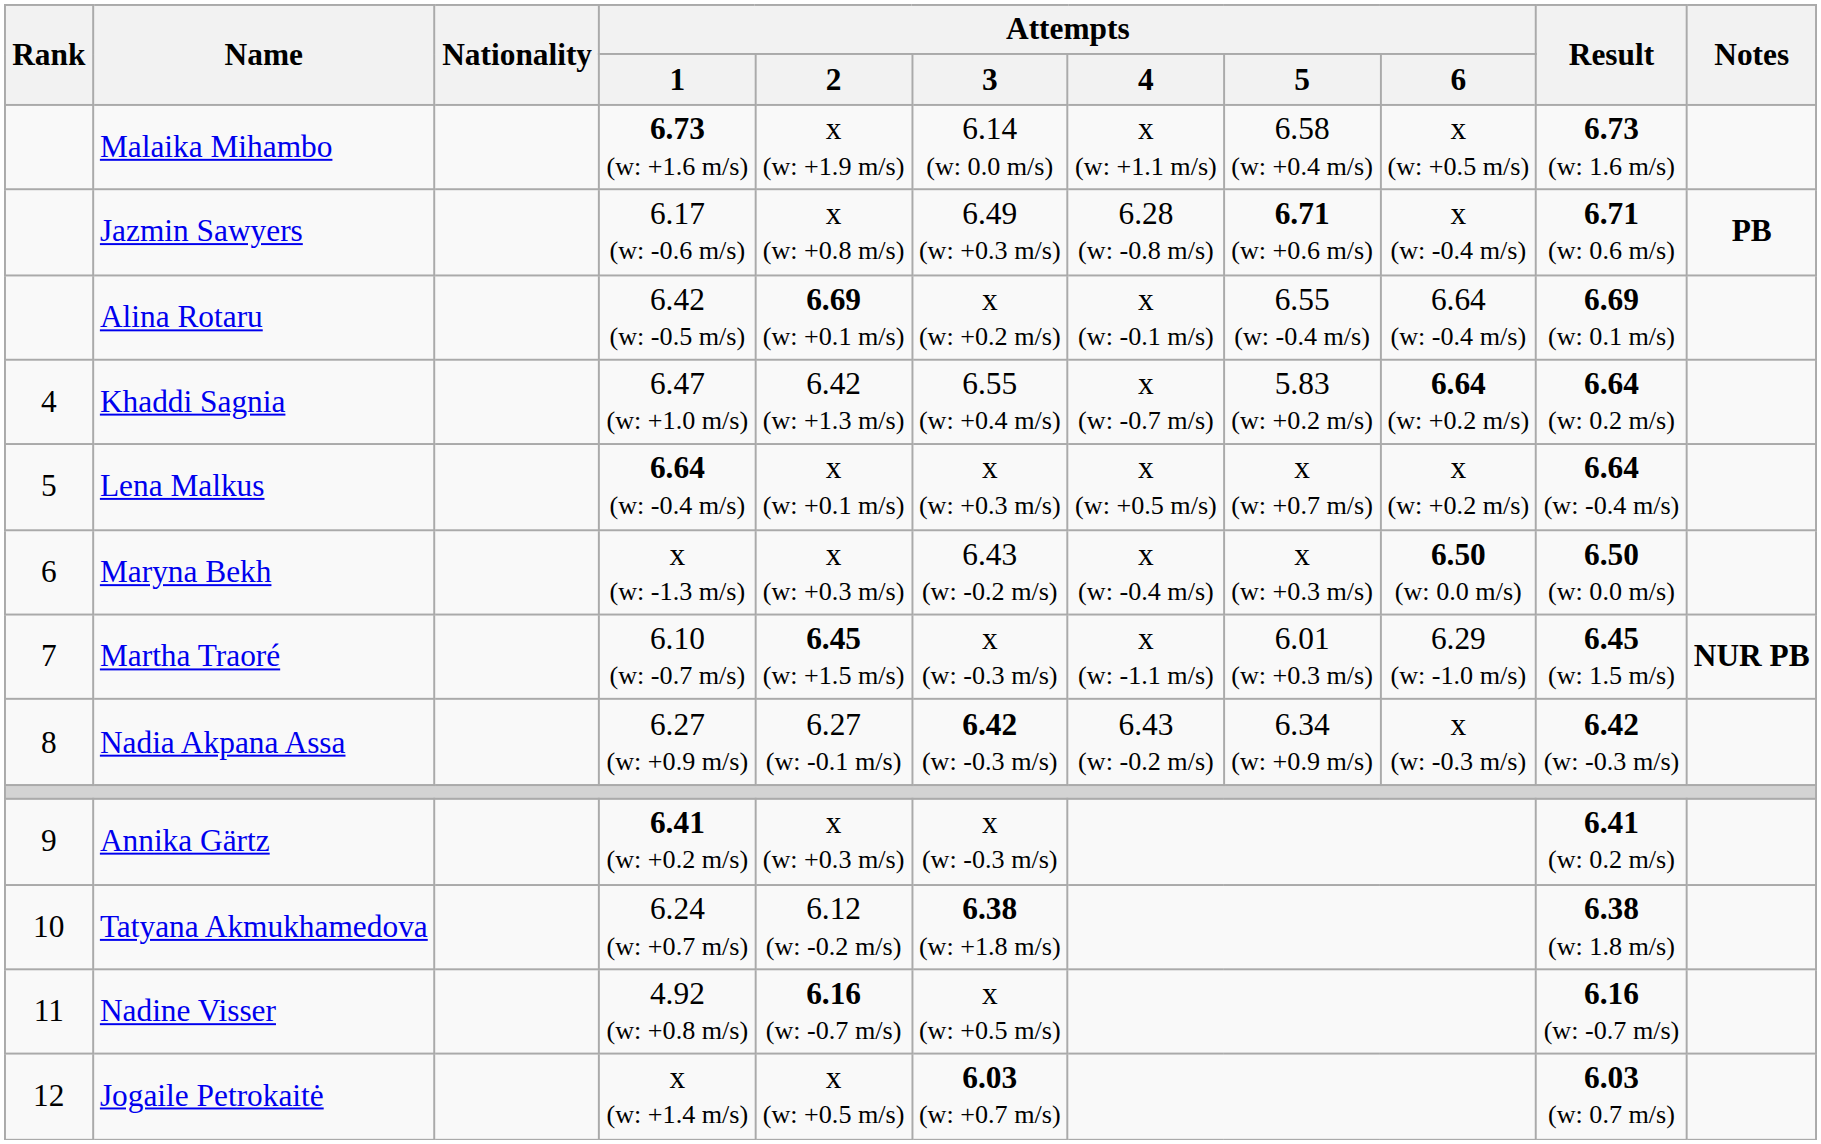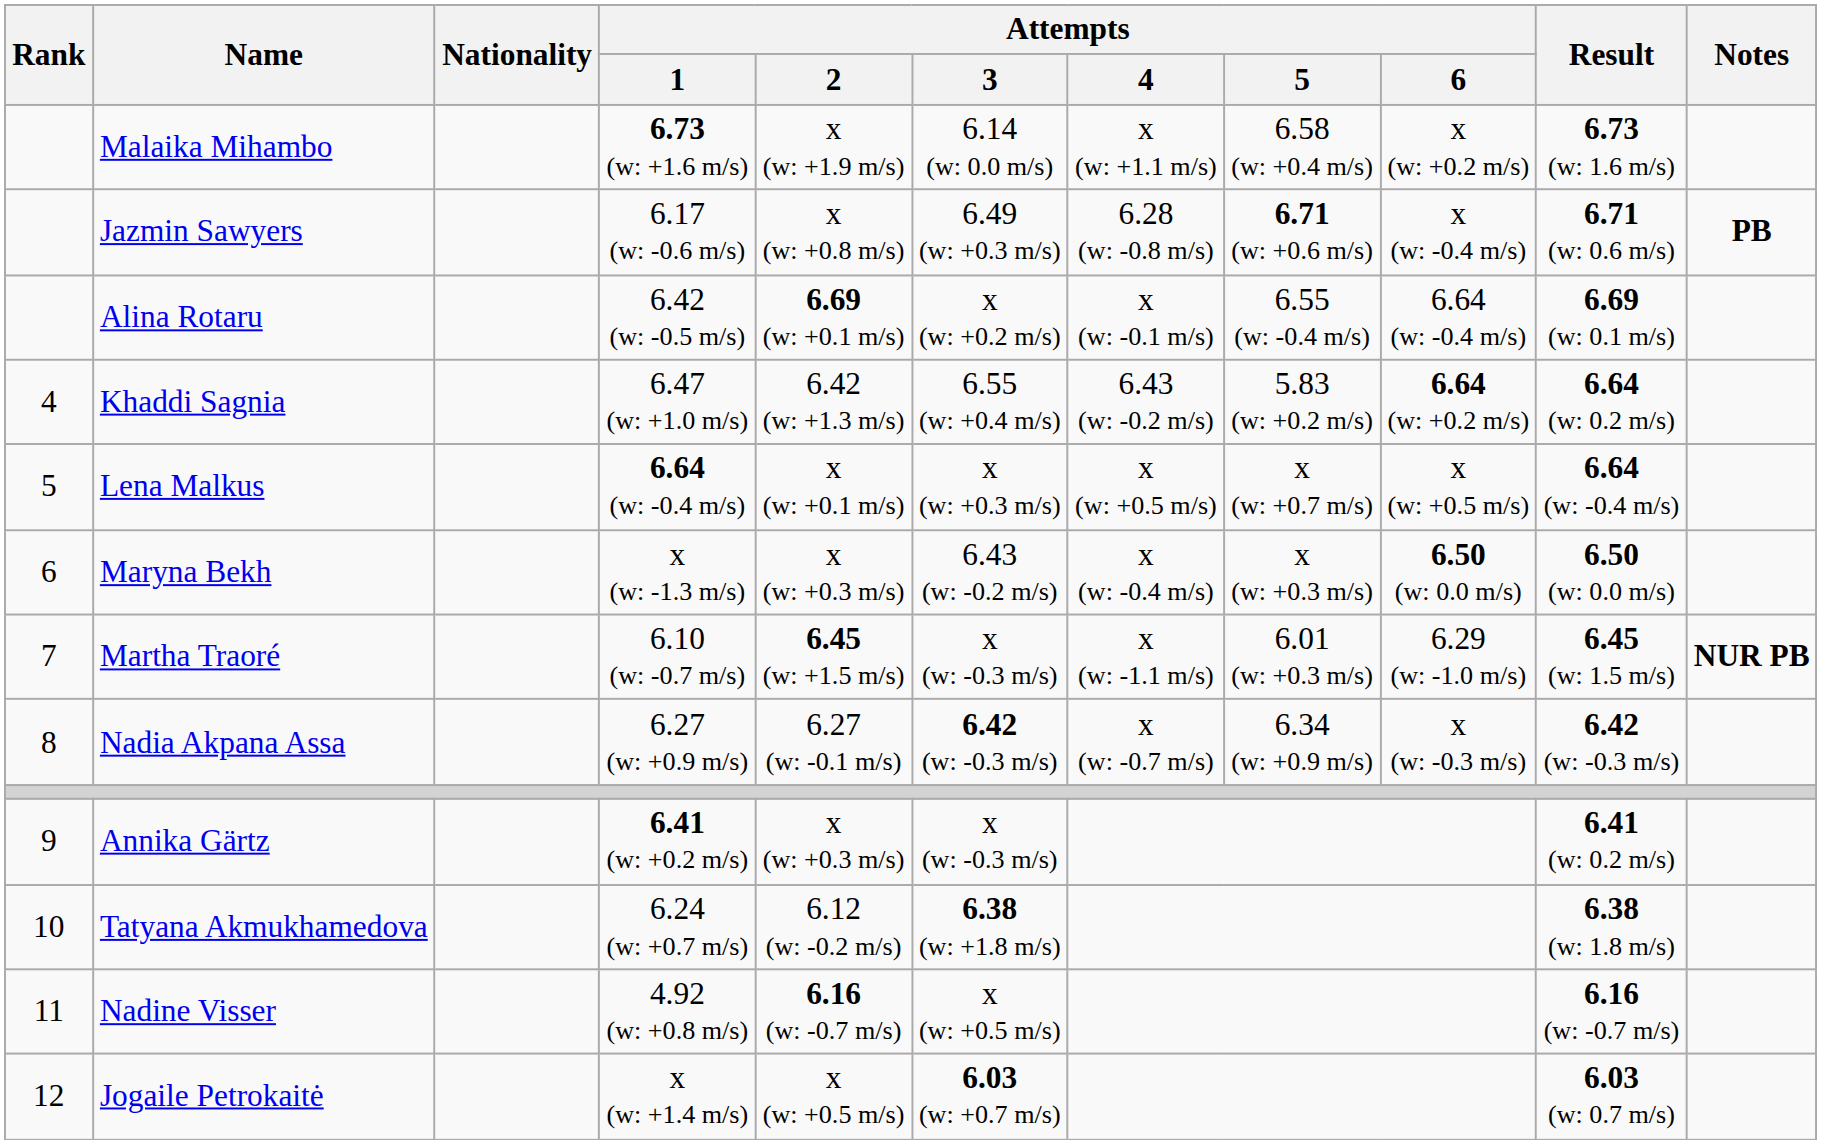(1458, 146) x (w: +0.5 m/s) -> (1458, 146) x (w: +0.2 m/s)
(1146, 401) x (w: -0.7 m/s) -> (1146, 401) 6.43 (w: -0.2 m/s)
(1458, 486) x (w: +0.2 m/s) -> (1458, 486) x (w: +0.5 m/s)
(1146, 741) 6.43 (w: -0.2 m/s) -> (1146, 741) x (w: -0.7 m/s)
